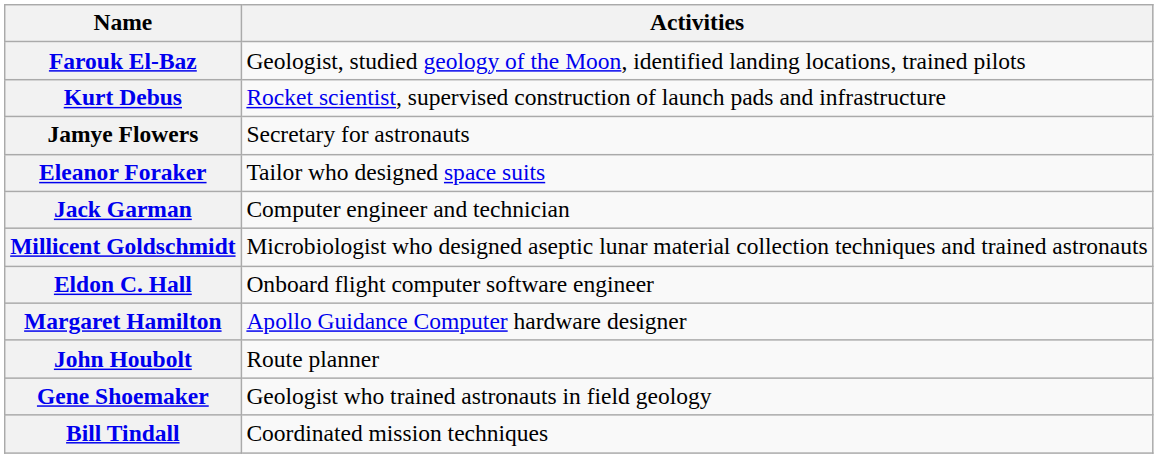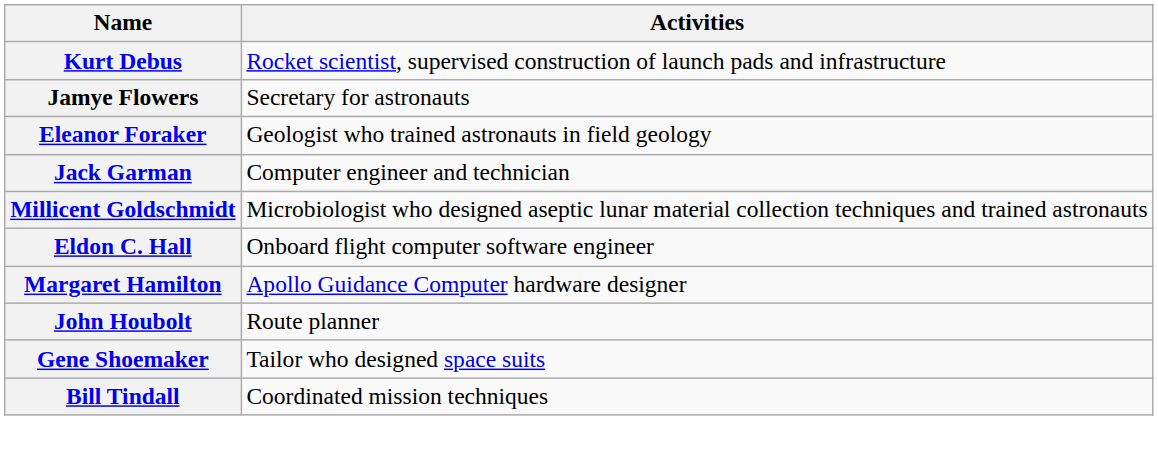- row: (123, 60)
(396, 172) Tailor who designed space suits -> (479, 135) Geologist who trained astronauts in field geology
(479, 396) Geologist who trained astronauts in field geology -> (396, 358) Tailor who designed space suits
